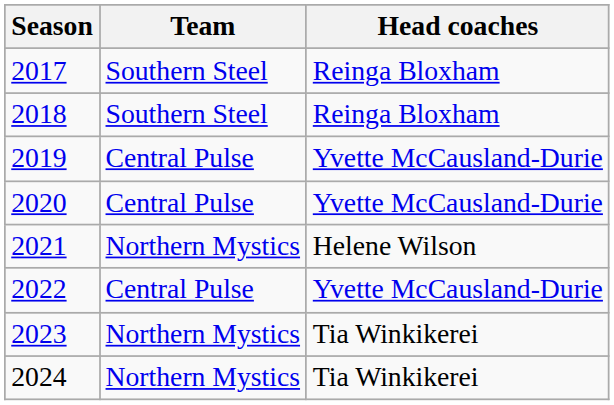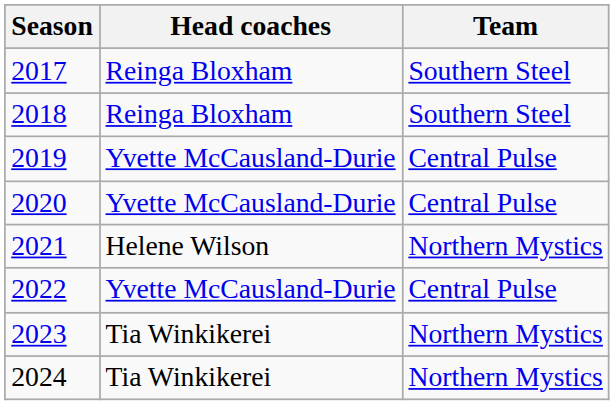columns swapped: (458, 26) <-> (203, 26)
